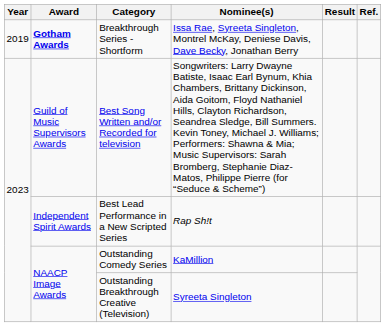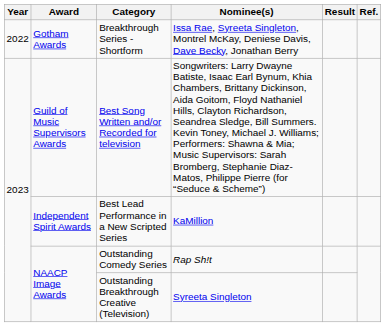(18, 39) 2019 -> (18, 39) 2022
(52, 39) bold -> (51, 39) normal
(192, 221) Rap Sh!t -> (193, 221) KaMillion
(193, 259) KaMillion -> (192, 259) Rap Sh!t
